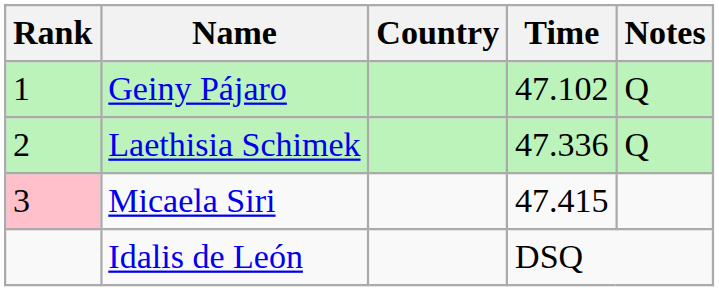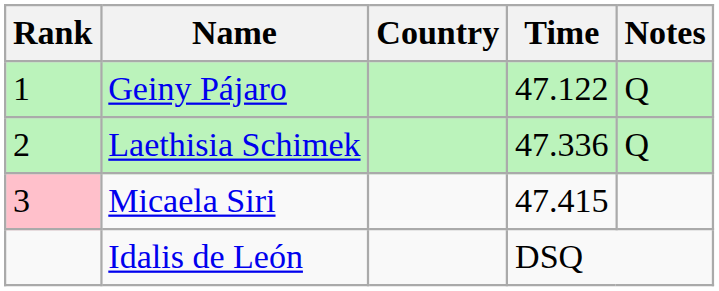(562, 88) 47.102 -> (562, 88) 47.122
